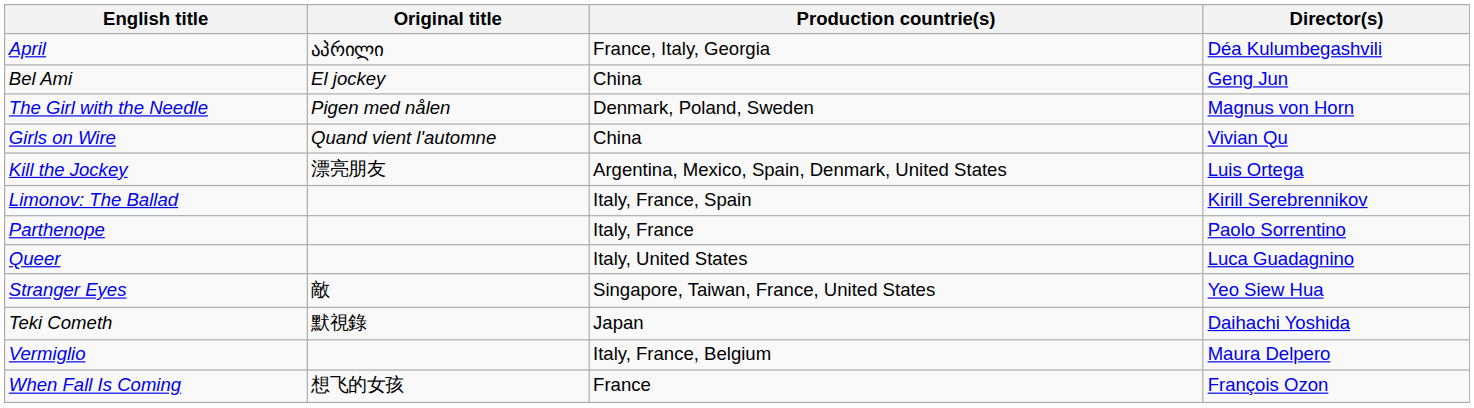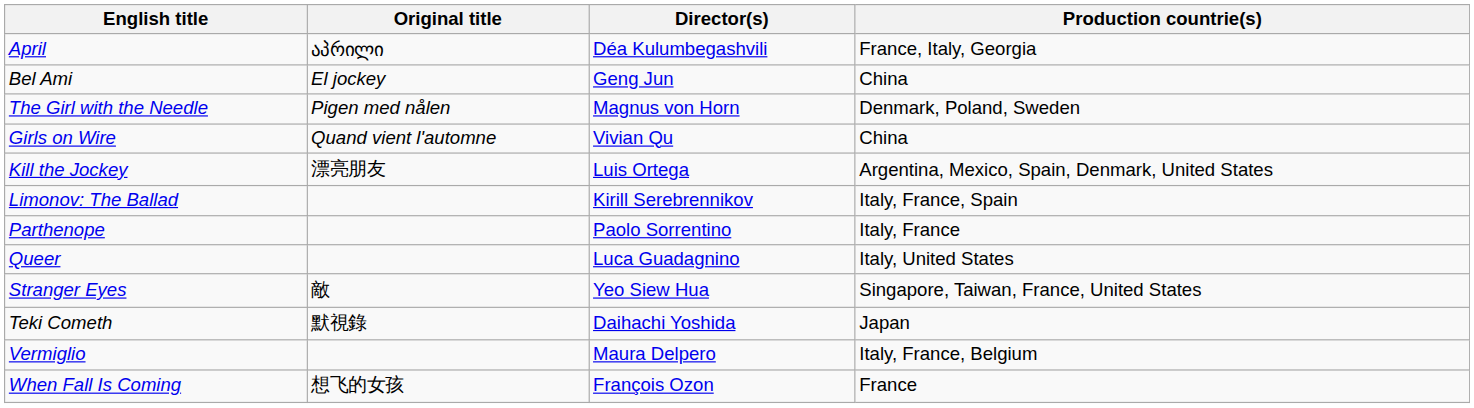columns swapped: (1337, 19) <-> (896, 19)
